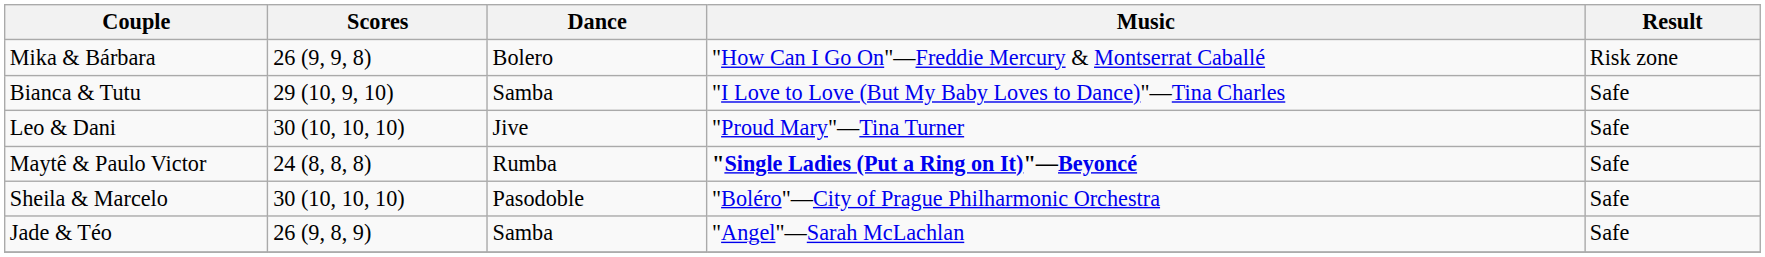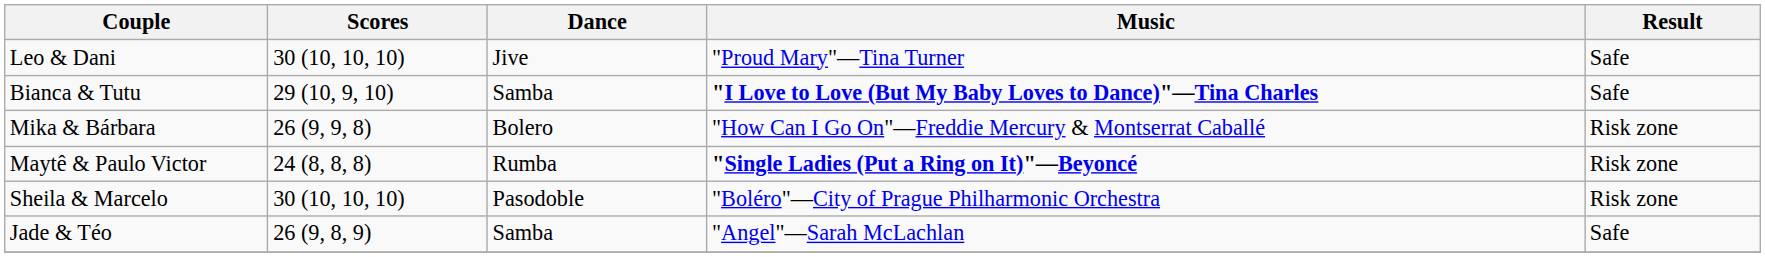rows swapped: (63, 127) <-> (83, 57)
(999, 92) normal -> (1015, 92) bold
(1610, 163) Safe -> (1634, 163) Risk zone
(1610, 198) Safe -> (1634, 198) Risk zone
